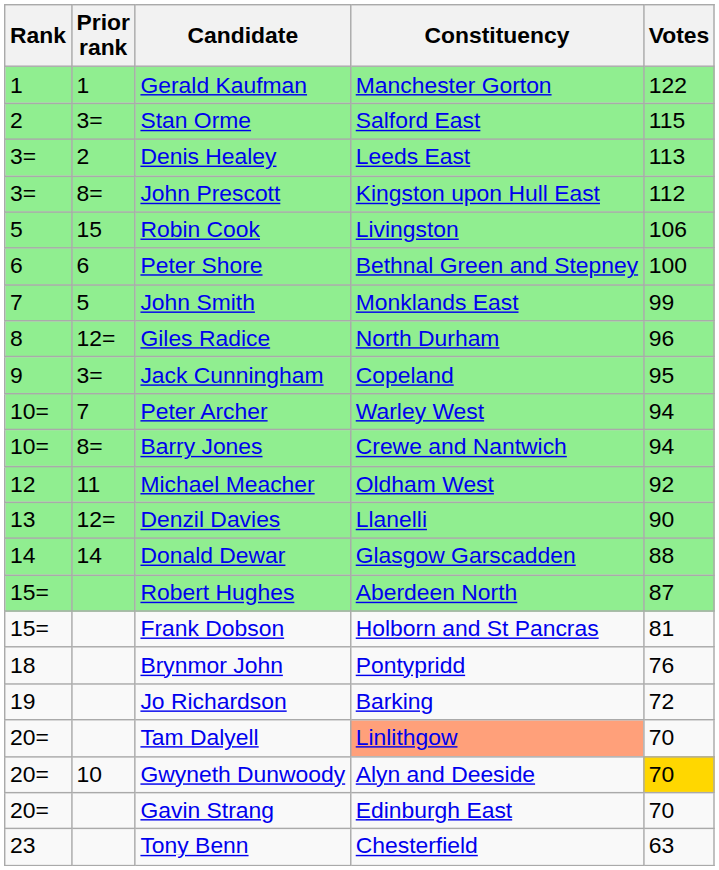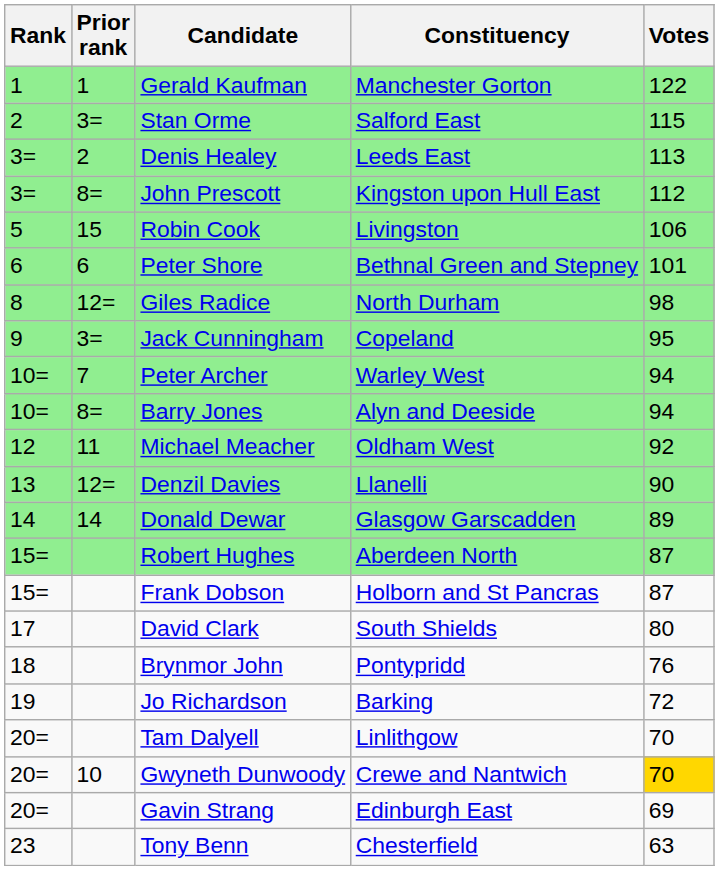(668, 266) 100 -> (668, 266) 101
- row: (198, 302)
(661, 338) 96 -> (661, 302) 98
(461, 447) Crewe and Nantwich -> (445, 411) Alyn and Deeside
(661, 556) 88 -> (661, 520) 89
(661, 628) 81 -> (661, 592) 87
+ row: (200, 628)
(407, 737) lightsalmon background -> (407, 737) no background
(445, 774) Alyn and Deeside -> (461, 774) Crewe and Nantwich
(661, 810) 70 -> (661, 810) 69
